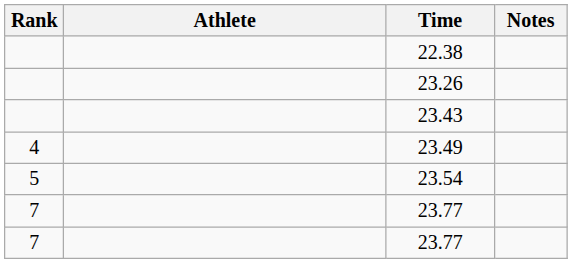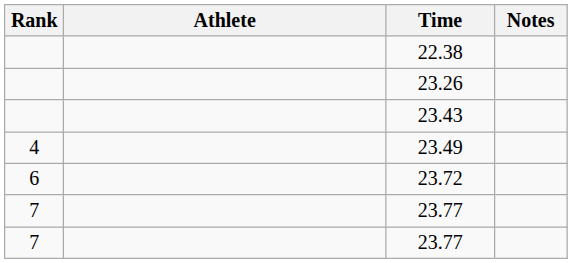- row: (34, 178)
+ row: (34, 178)
